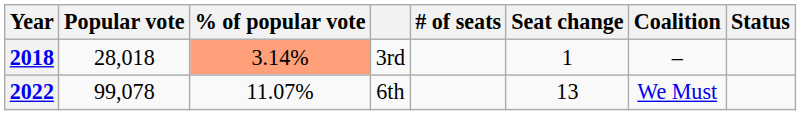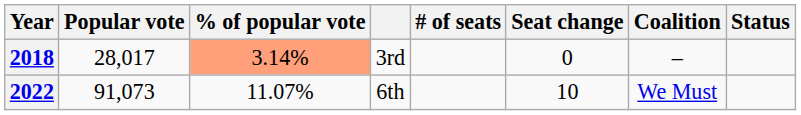(124, 57) 28,018 -> (124, 57) 28,017
(567, 57) 1 -> (567, 57) 0
(124, 92) 99,078 -> (124, 92) 91,073
(567, 92) 13 -> (567, 92) 10
